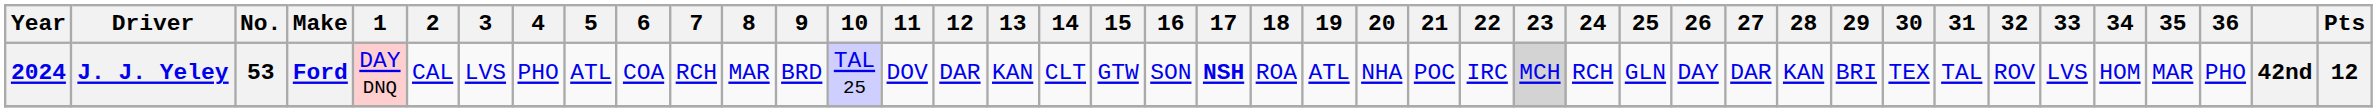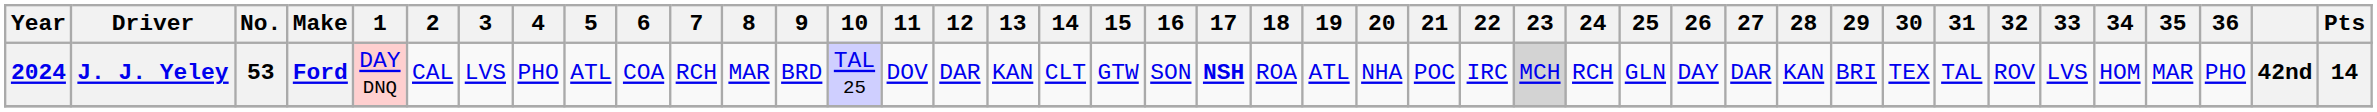(2345, 74) 12 -> (2345, 74) 14
